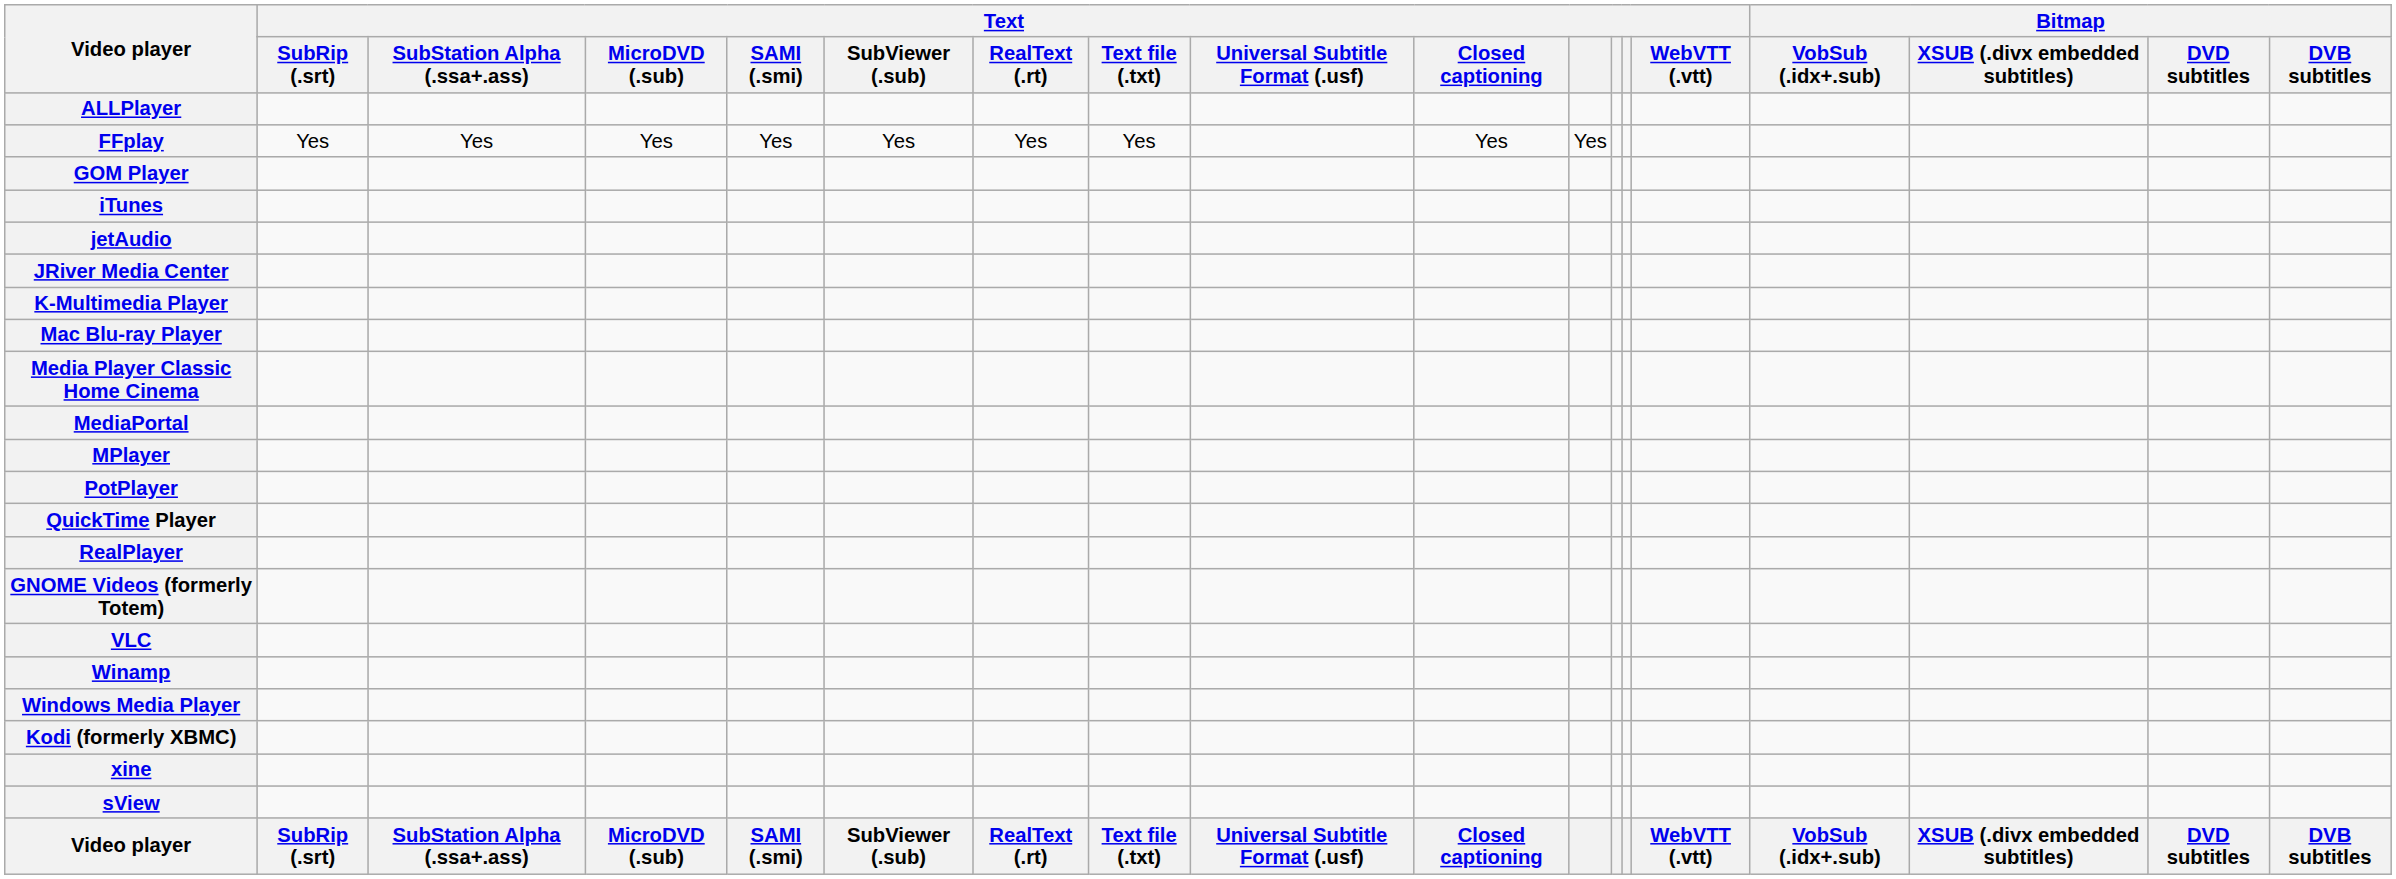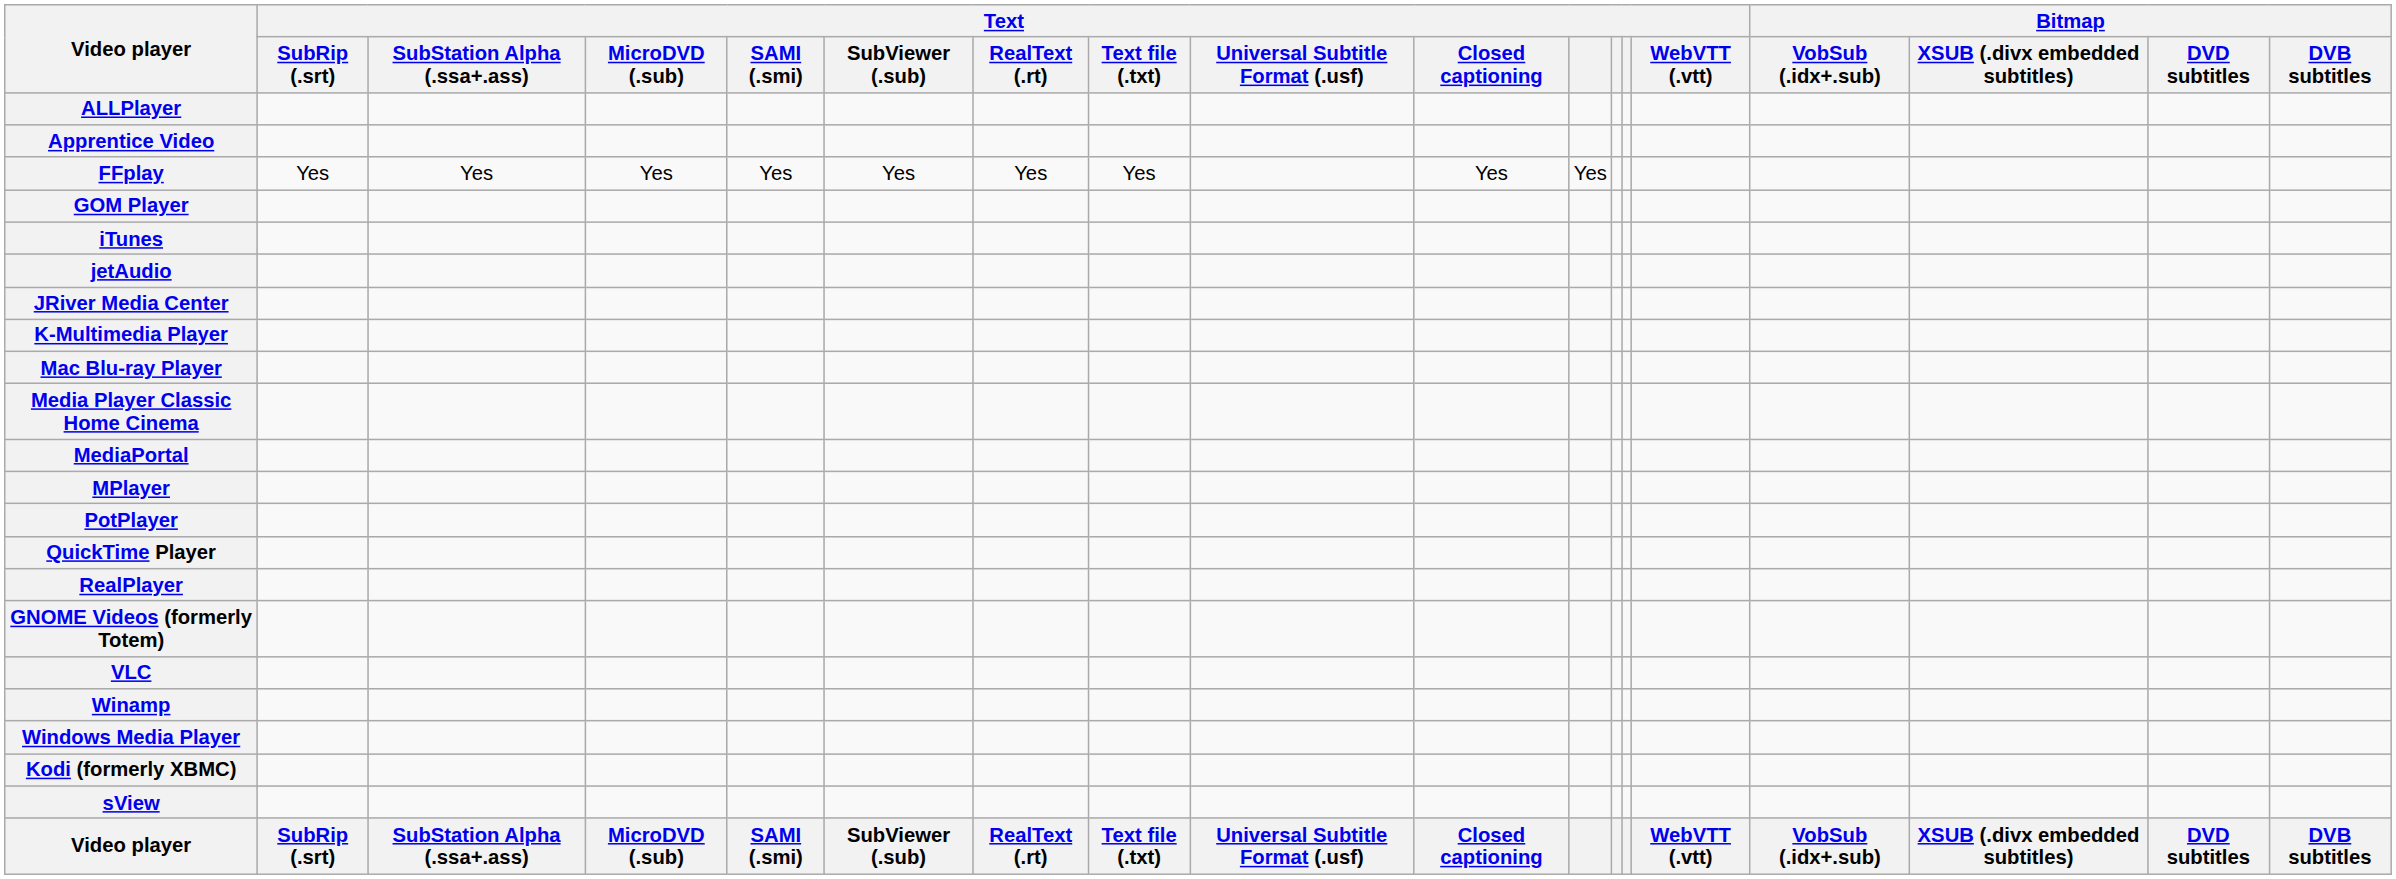+ row: (131, 141)
- row: (131, 770)
